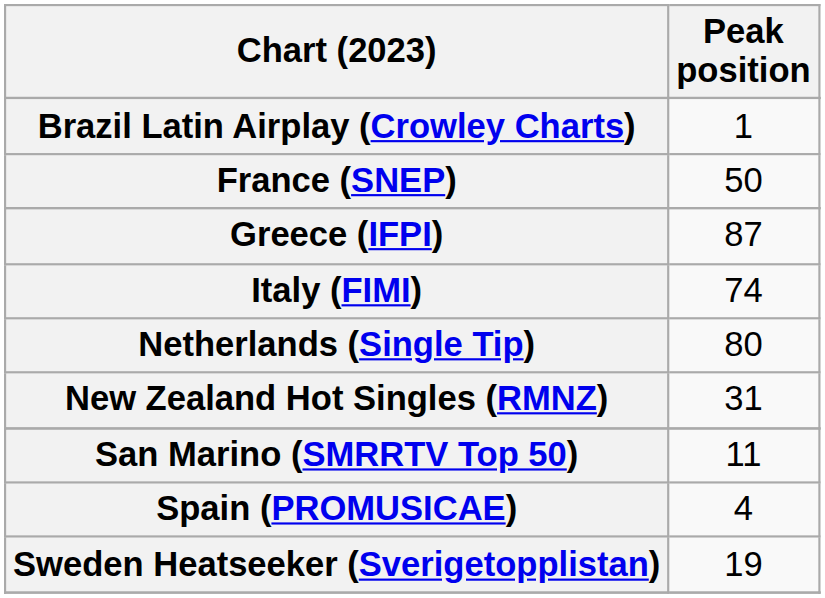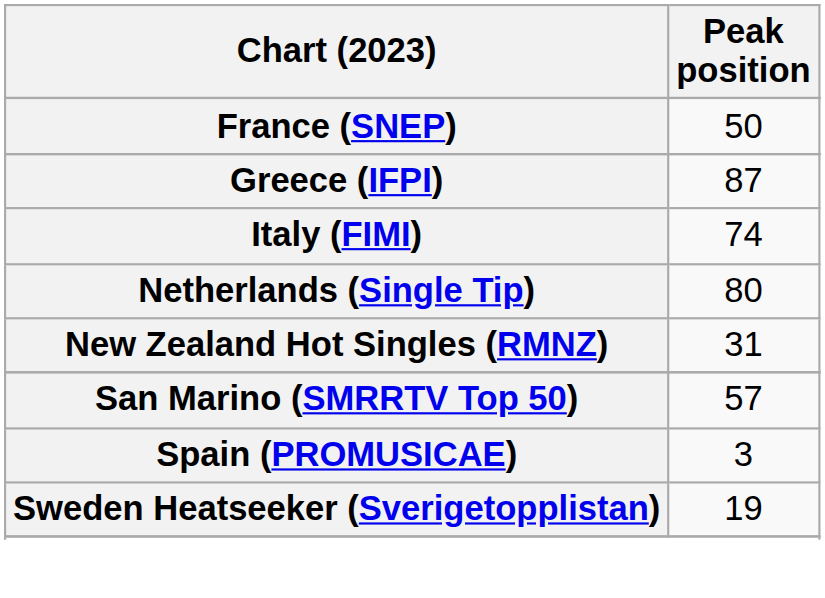- row: (337, 125)
(743, 454) 11 -> (743, 399) 57
(743, 509) 4 -> (743, 454) 3
